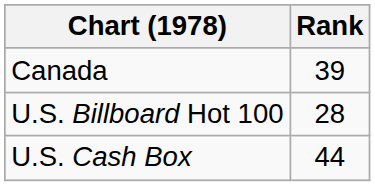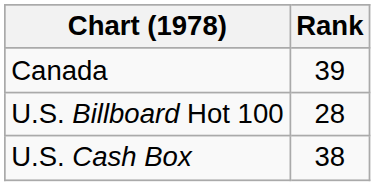(330, 157) 44 -> (330, 157) 38
